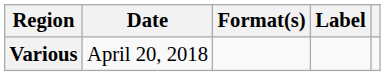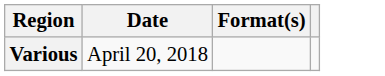- column: (340, 20)
